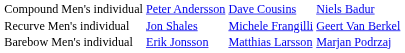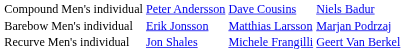rows swapped: (67, 25) <-> (69, 42)
